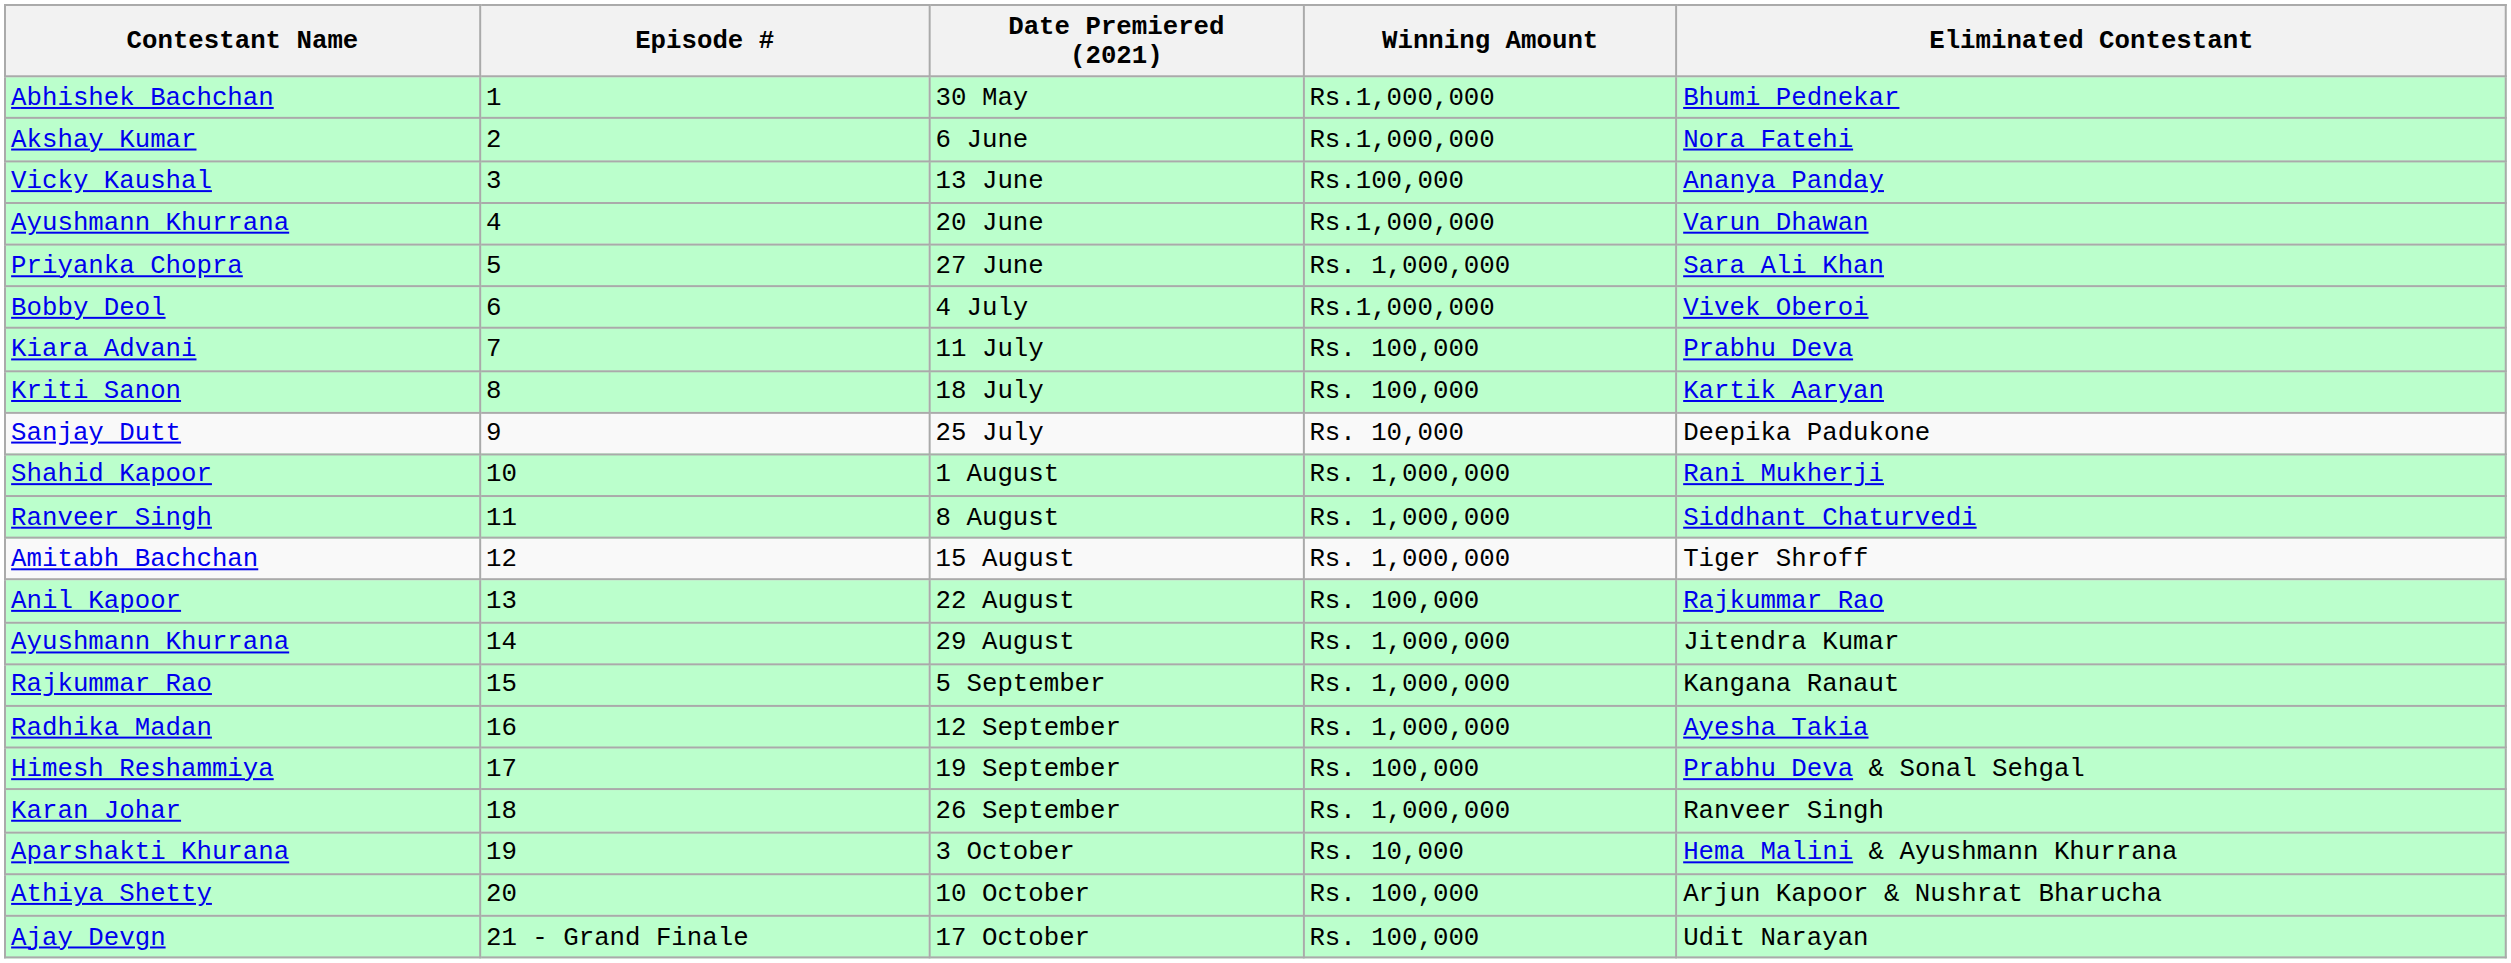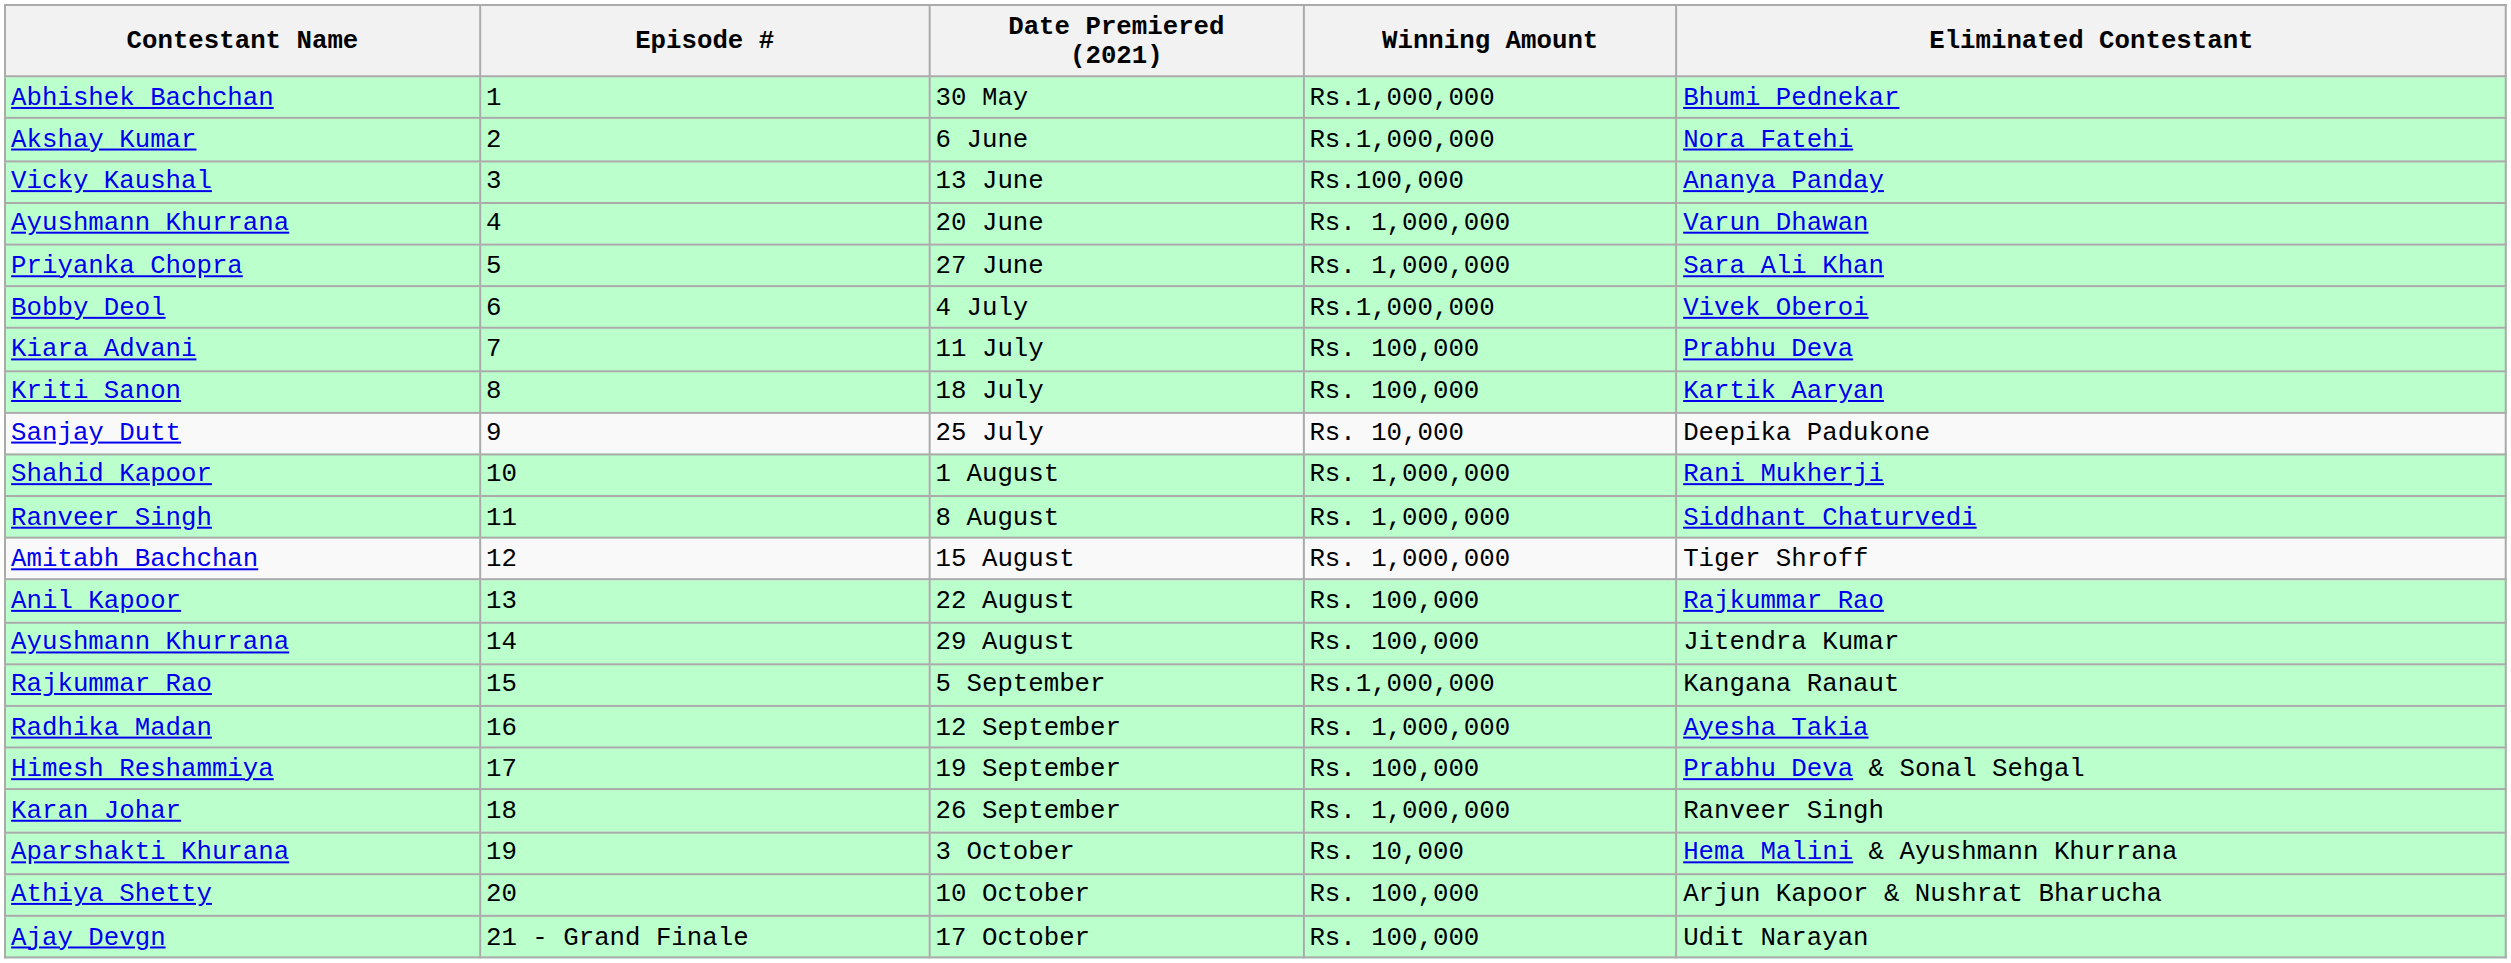(1402, 223) Rs.1,000,000 -> (1410, 223) Rs. 1,000,000
(1410, 643) Rs. 1,000,000 -> (1394, 643) Rs. 100,000
(1410, 685) Rs. 1,000,000 -> (1402, 685) Rs.1,000,000
